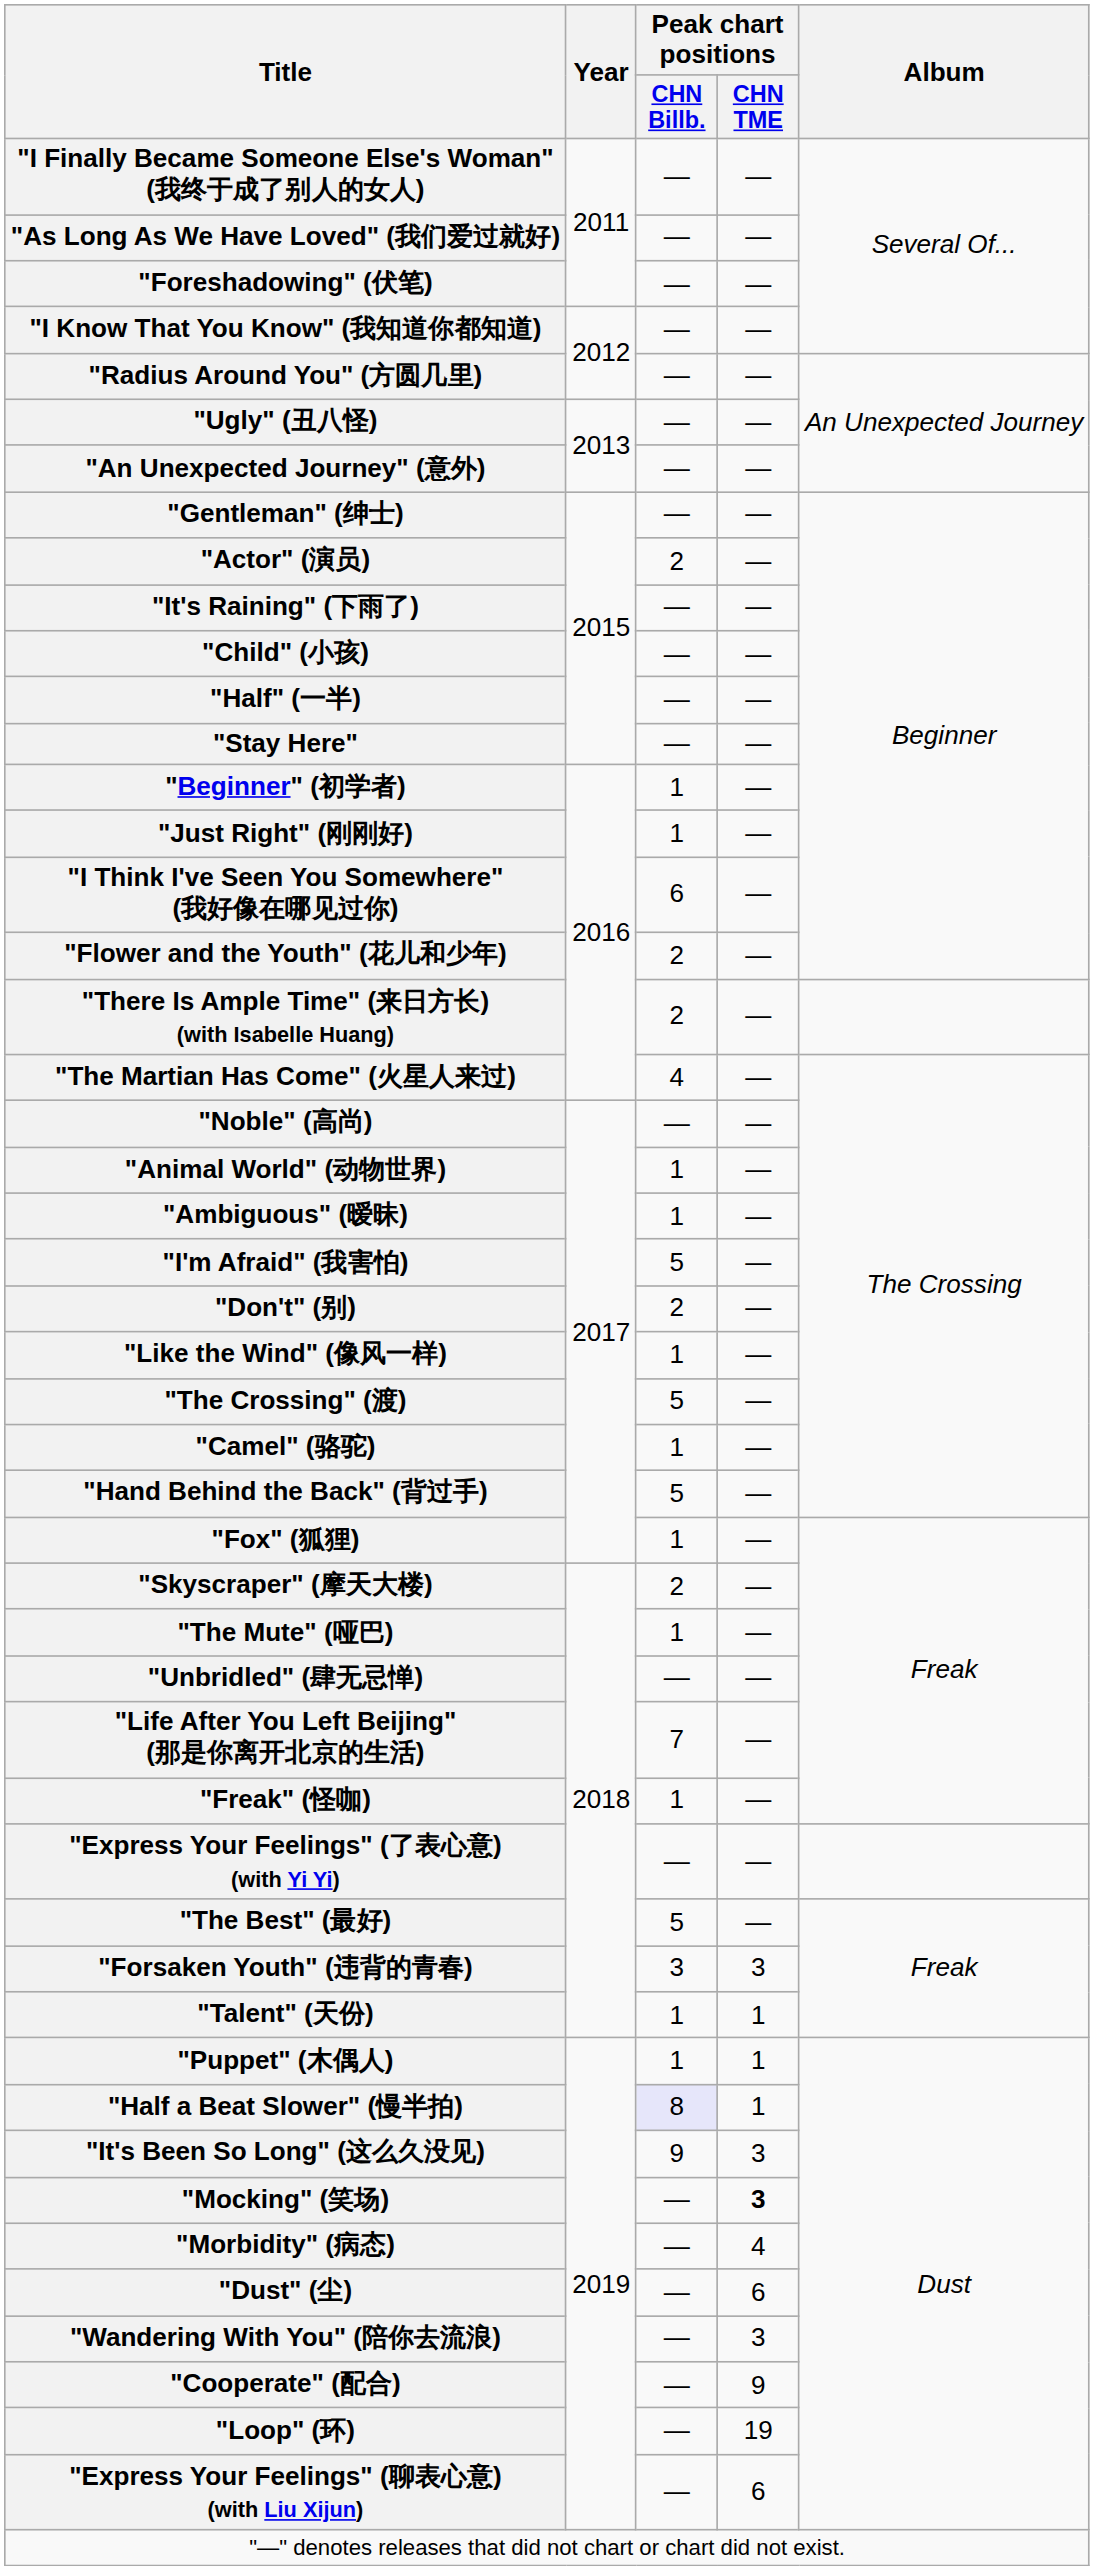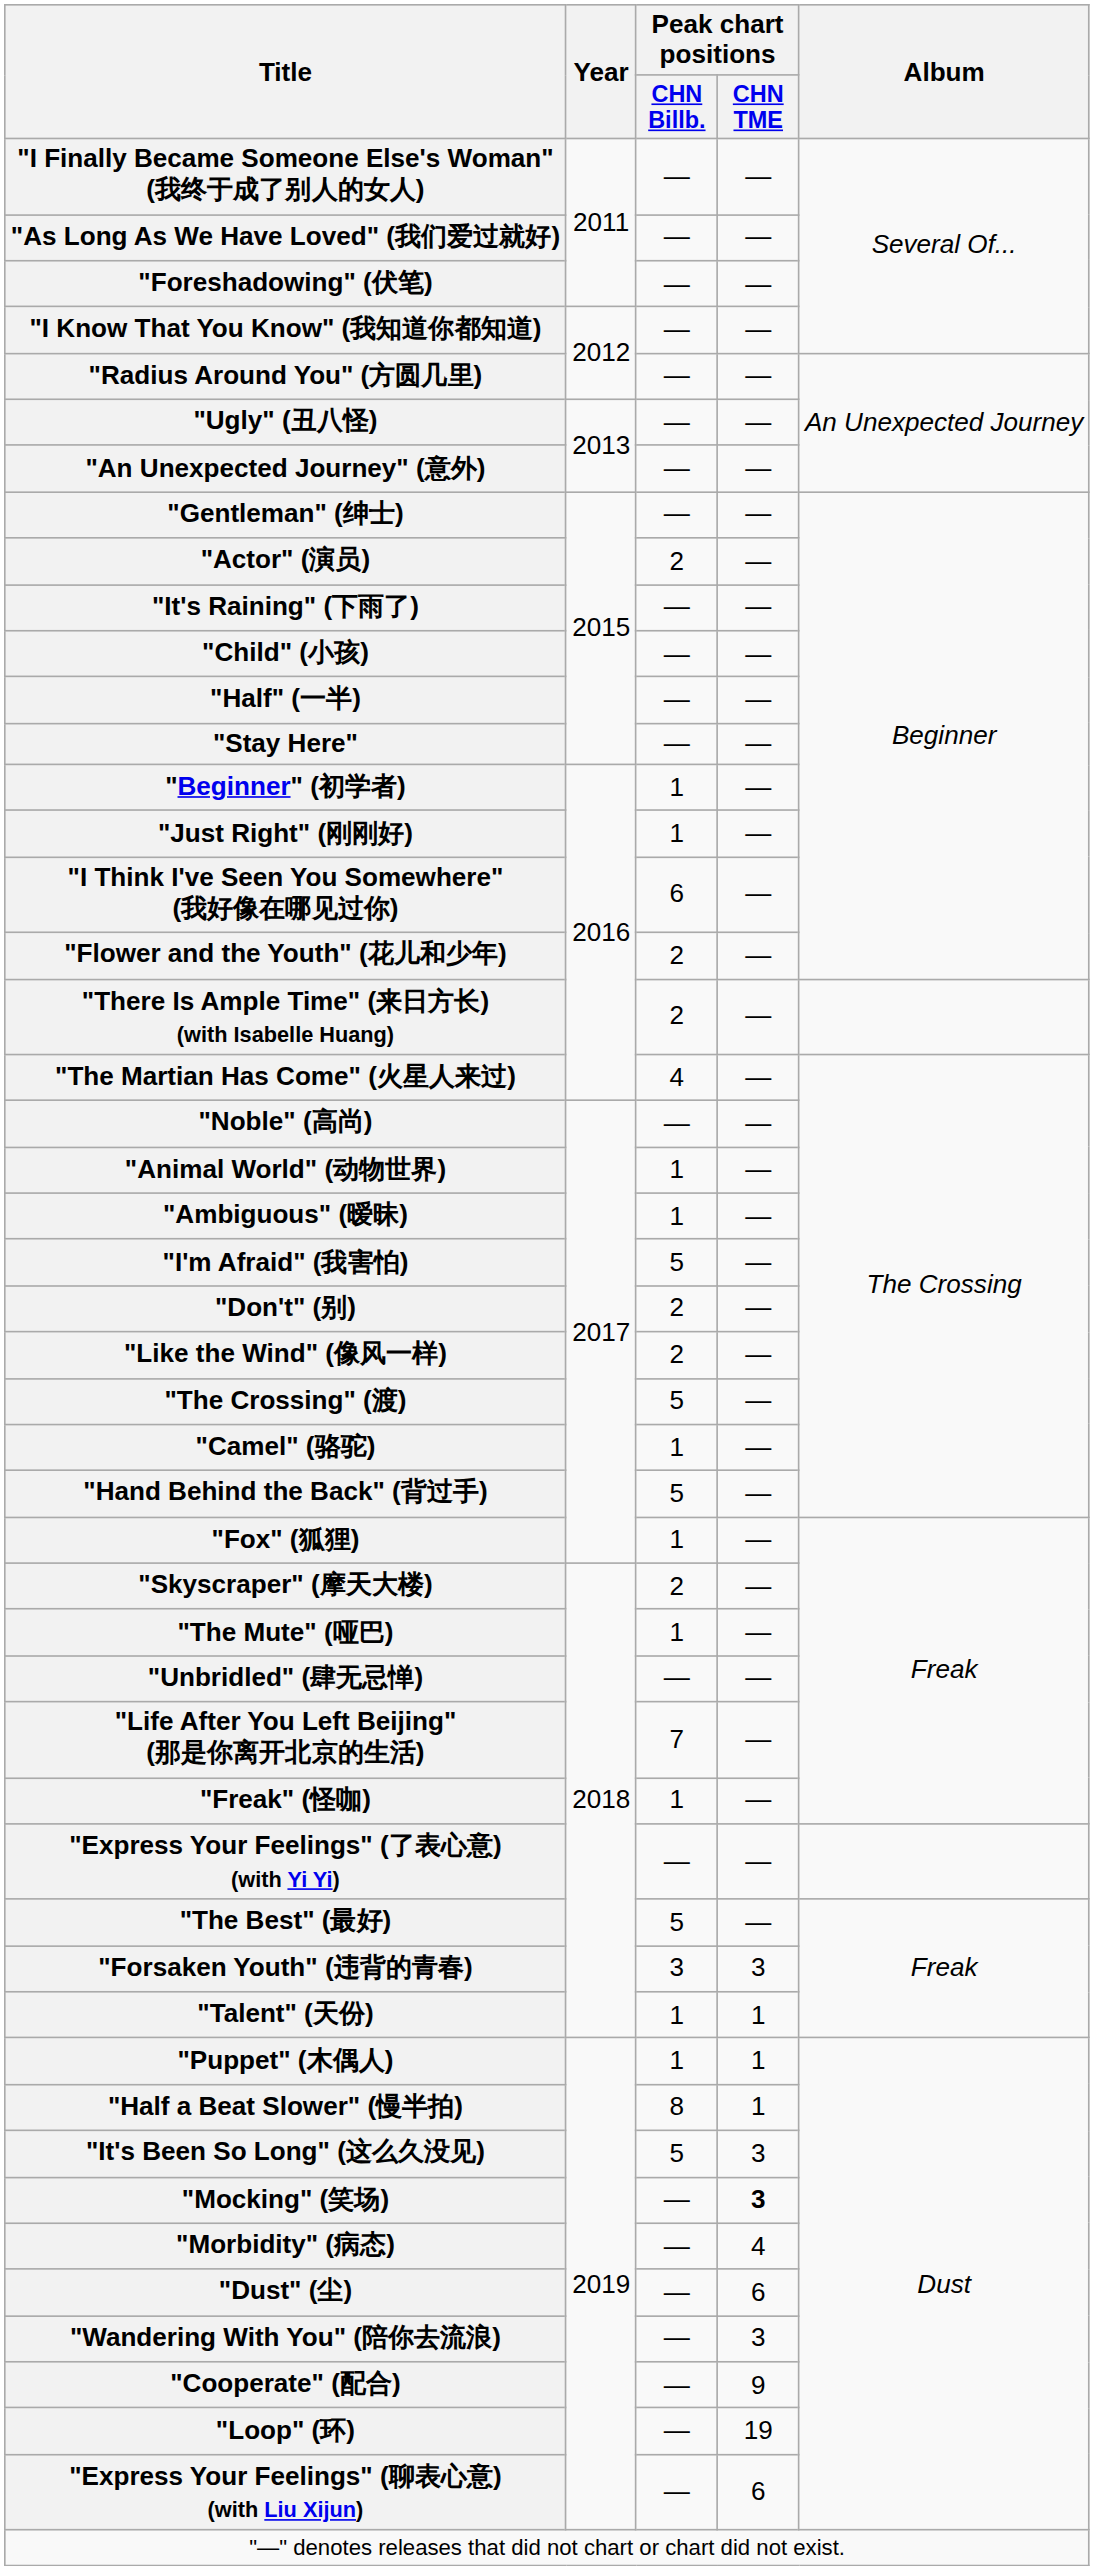(677, 1354) 1 -> (677, 1354) 2
(677, 2107) lavender background -> (677, 2107) no background
(677, 2153) 9 -> (677, 2153) 5
